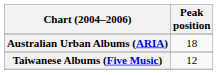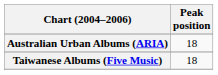(192, 60) 12 -> (192, 60) 18
